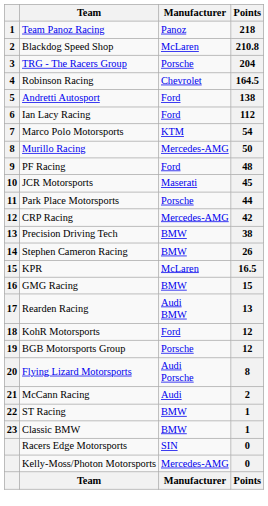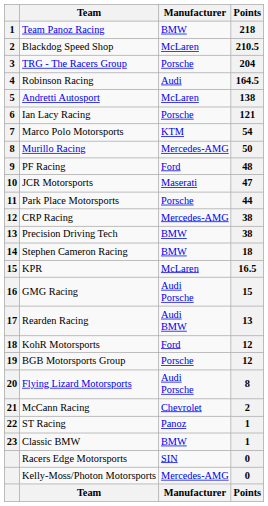(174, 29) Panoz -> (174, 29) BMW
(247, 46) 210.8 -> (247, 46) 210.5
(181, 80) Chevrolet -> (171, 80) Audi
(171, 97) Ford -> (180, 97) McLaren
(171, 114) Ford -> (177, 114) Porsche
(247, 114) 112 -> (247, 114) 121
(247, 183) 45 -> (247, 183) 47
(247, 217) 42 -> (247, 217) 38
(247, 251) 26 -> (247, 251) 18
(174, 285) BMW -> (177, 291) Audi Porsche
(171, 395) Audi -> (181, 407) Chevrolet
(174, 412) BMW -> (174, 424) Panoz
